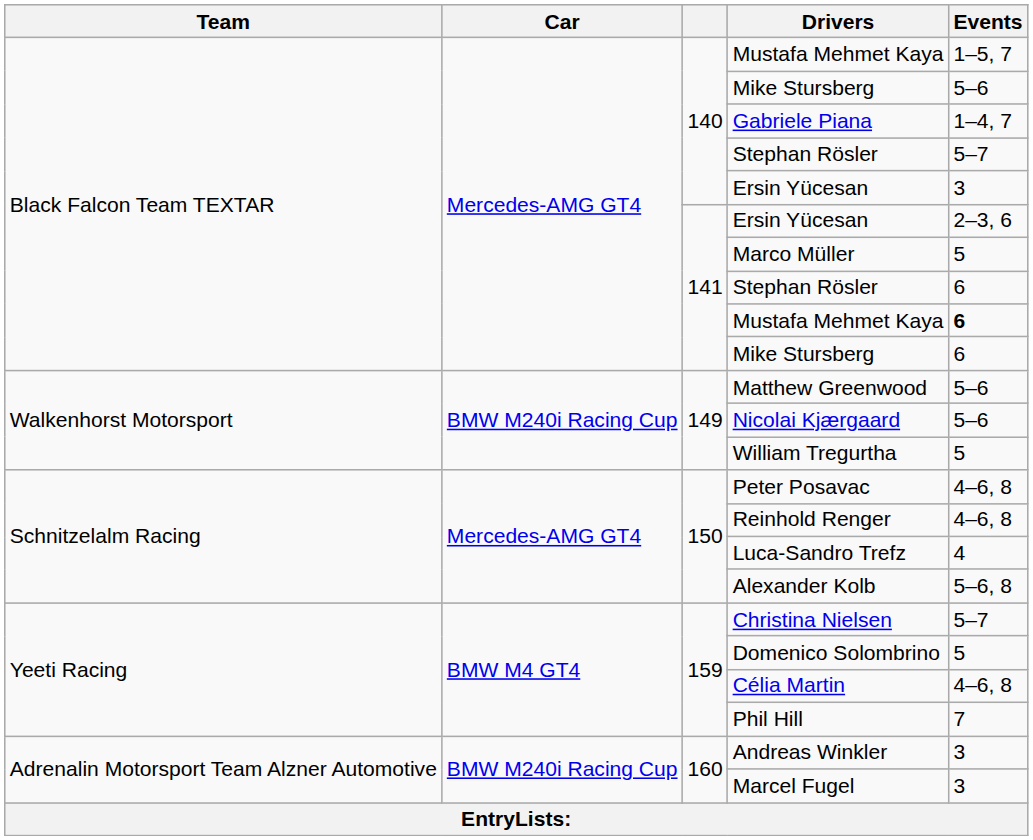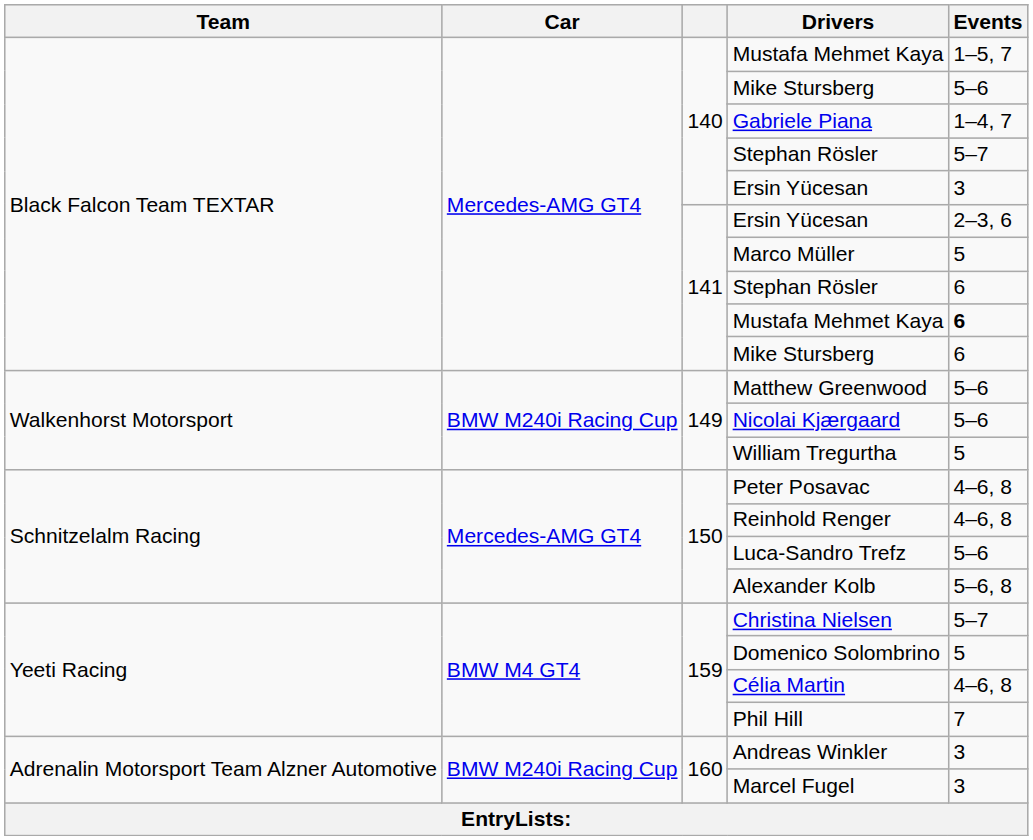(959, 553) 4 -> (971, 553) 5–6
